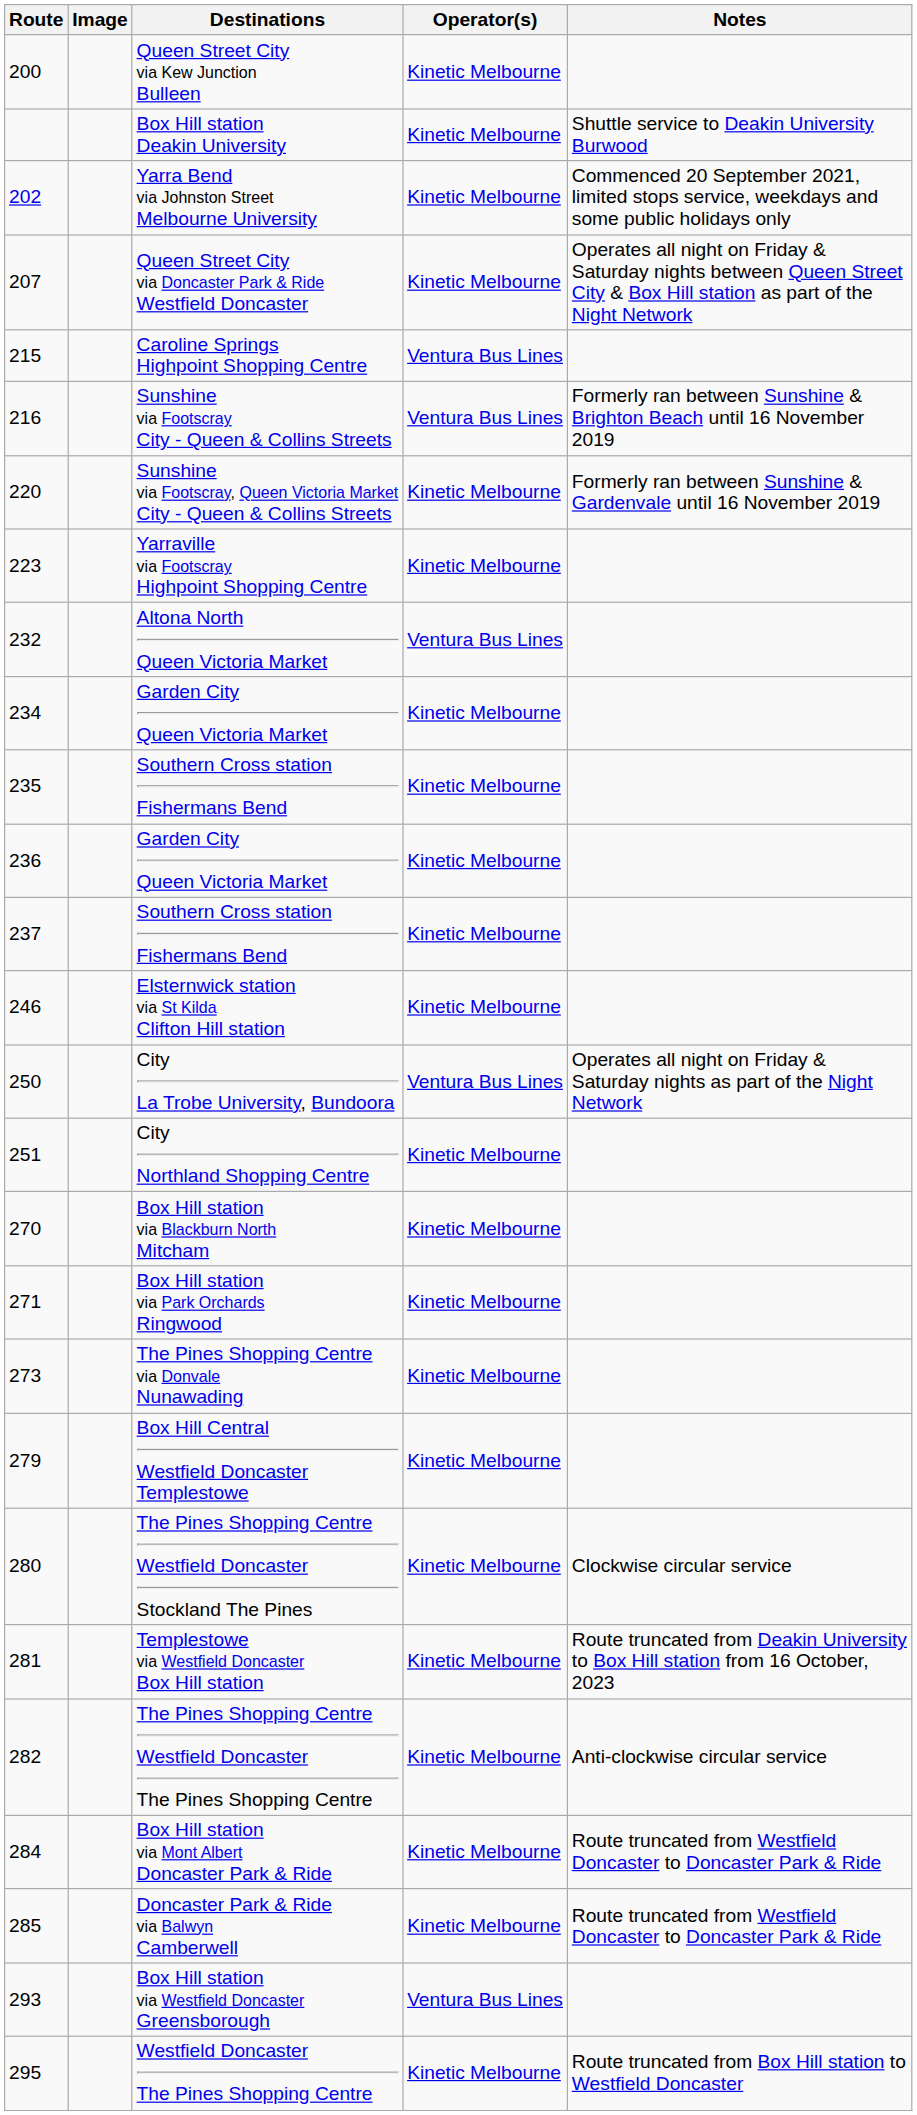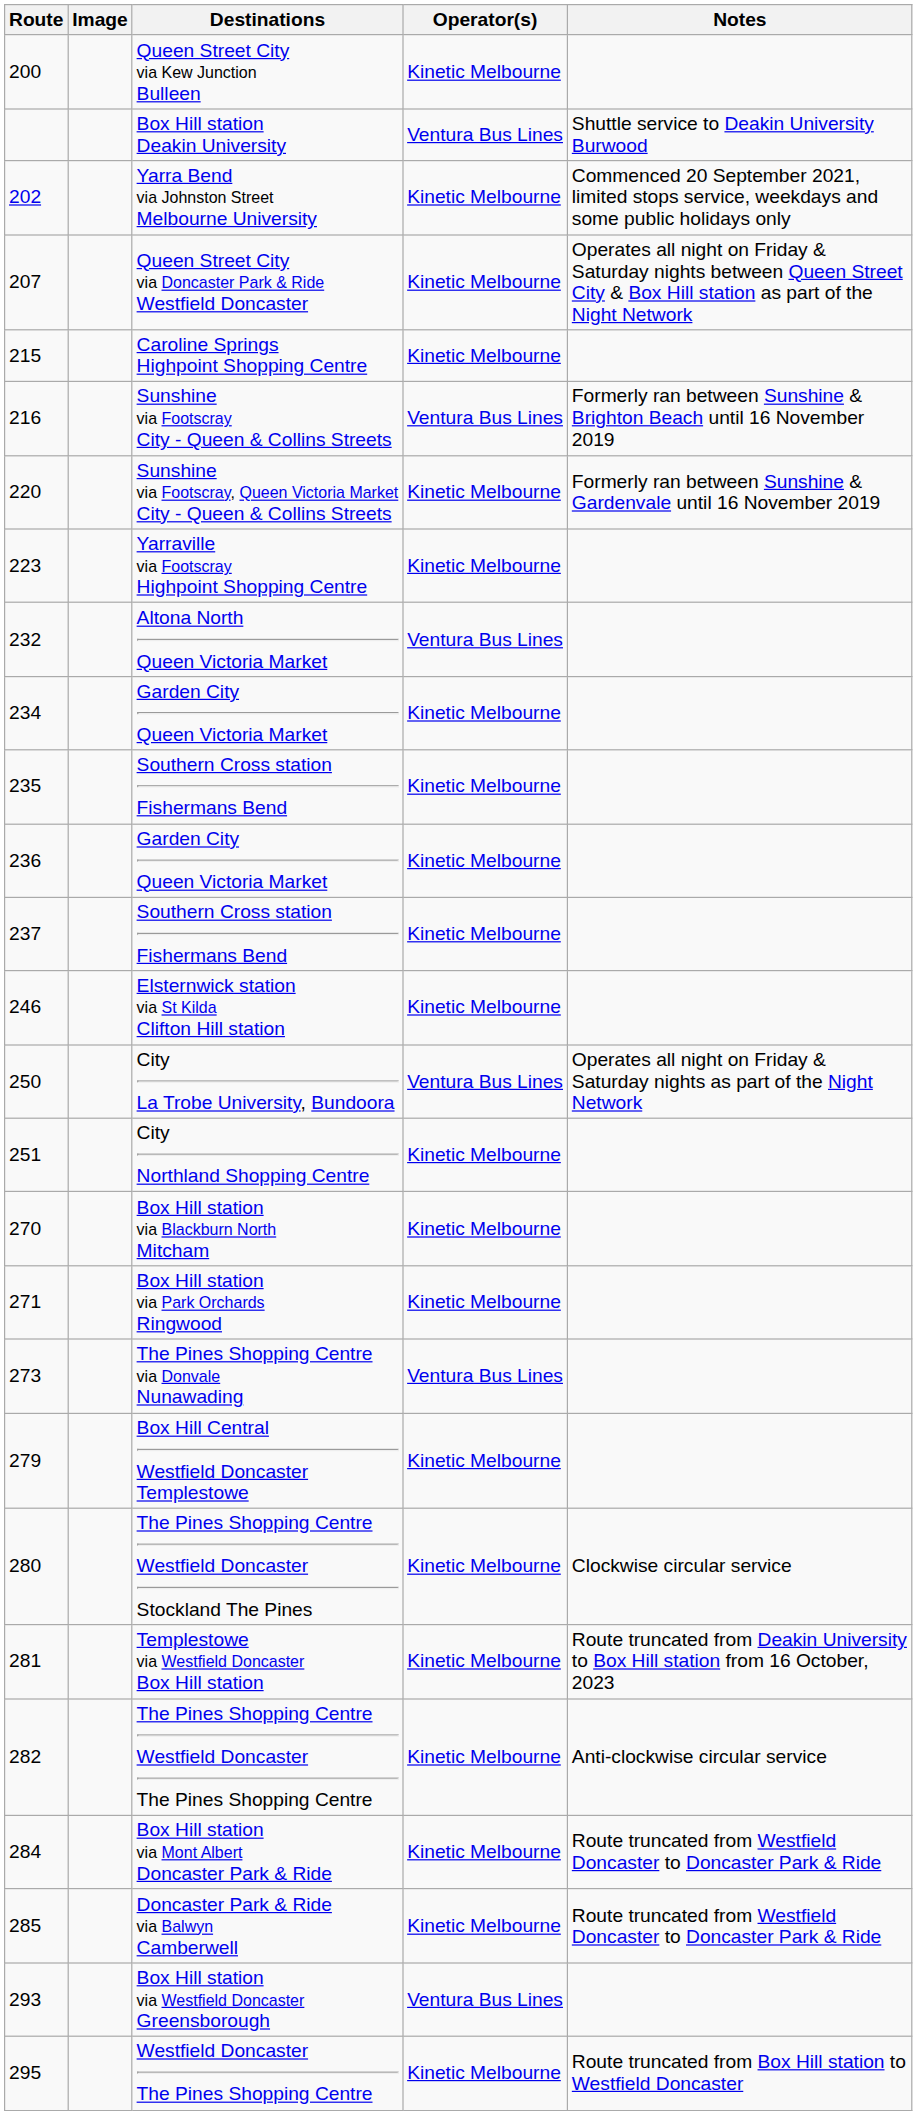(484, 134) Kinetic Melbourne -> (485, 134) Ventura Bus Lines
(485, 355) Ventura Bus Lines -> (484, 355) Kinetic Melbourne
(484, 1375) Kinetic Melbourne -> (485, 1375) Ventura Bus Lines
